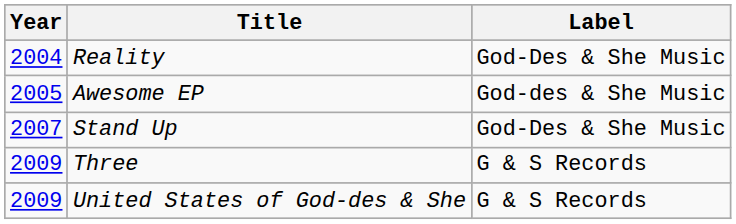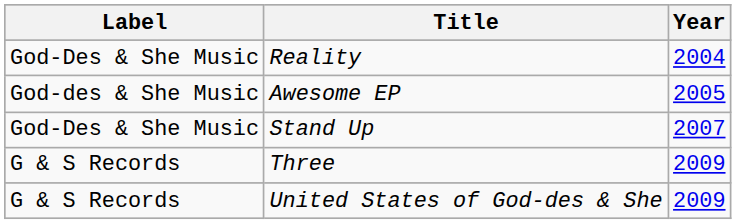columns swapped: (36, 23) <-> (601, 23)
